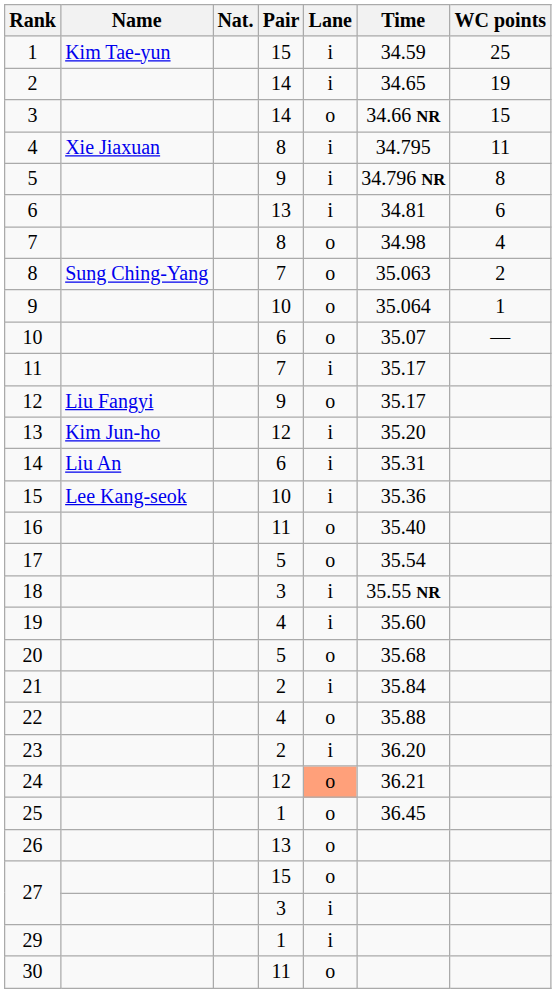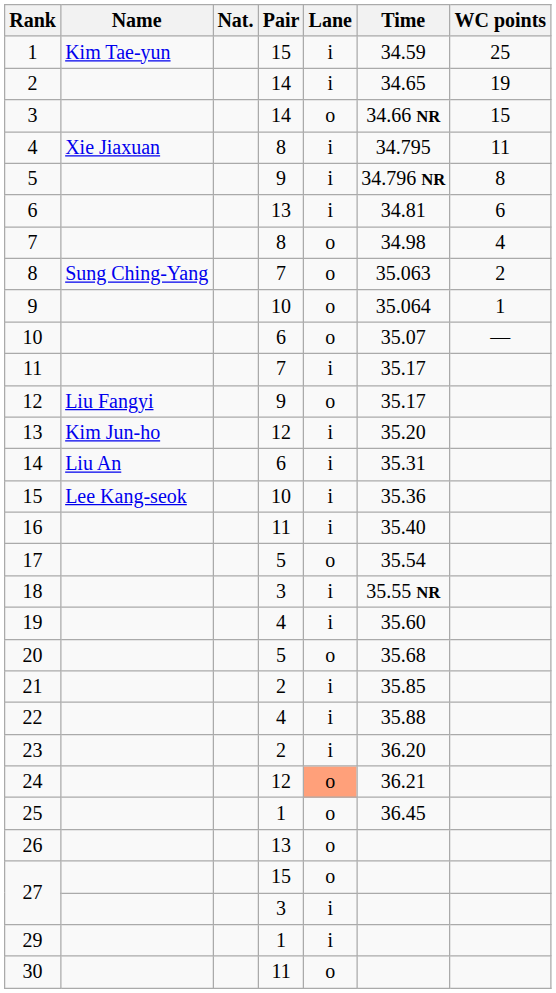(330, 527) o -> (330, 527) i
(403, 686) 35.84 -> (403, 686) 35.85
(330, 718) o -> (330, 718) i
